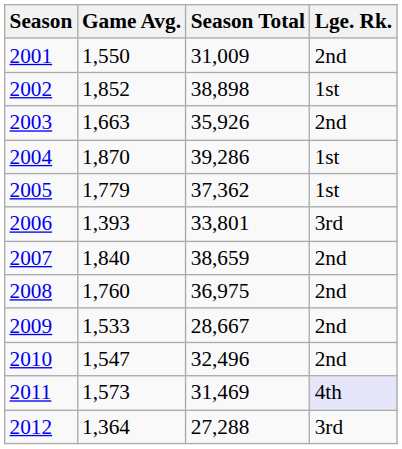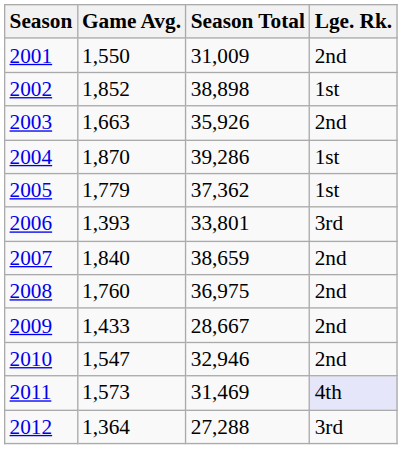(106, 325) 1,533 -> (106, 325) 1,433
(220, 358) 32,496 -> (220, 358) 32,946
